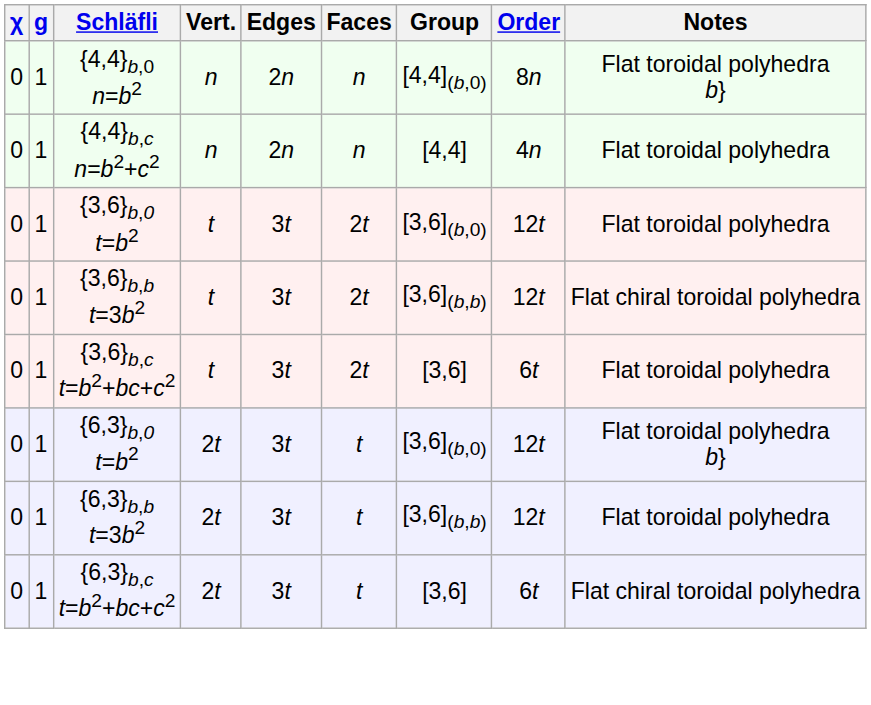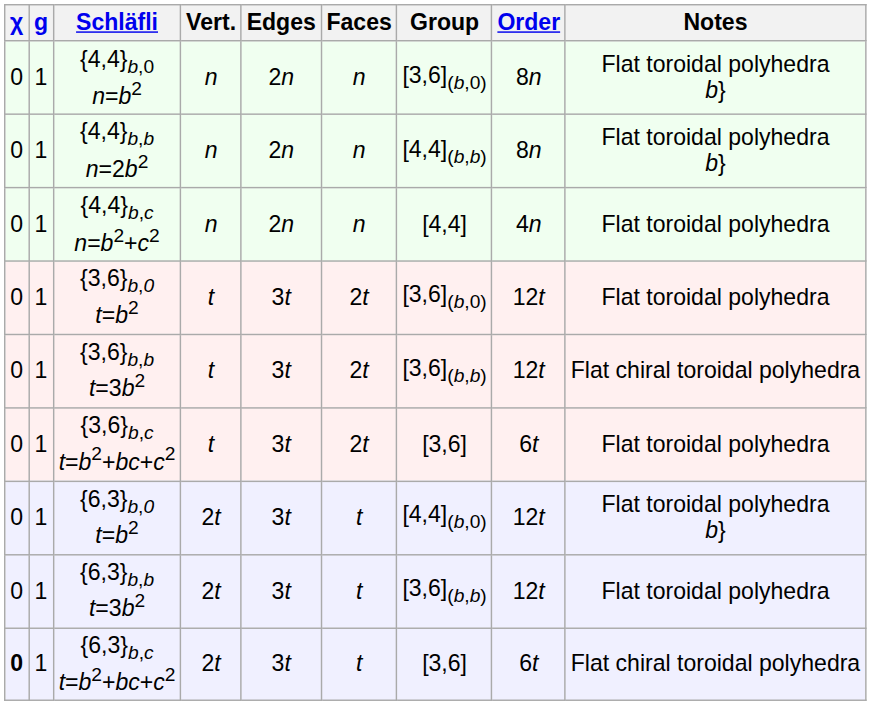(445, 78) [4,4](b,0) -> (445, 78) [3,6](b,0)
+ row: (117, 150)
(445, 444) [3,6](b,0) -> (445, 518) [4,4](b,0)
(17, 590) normal -> (17, 663) bold
